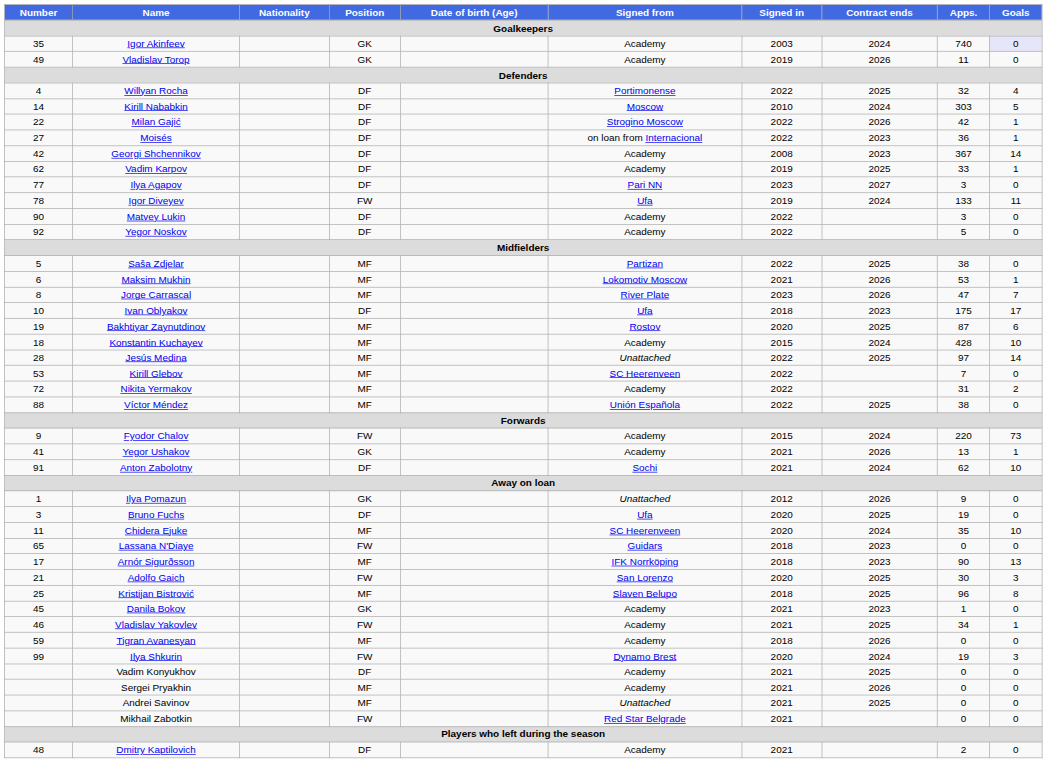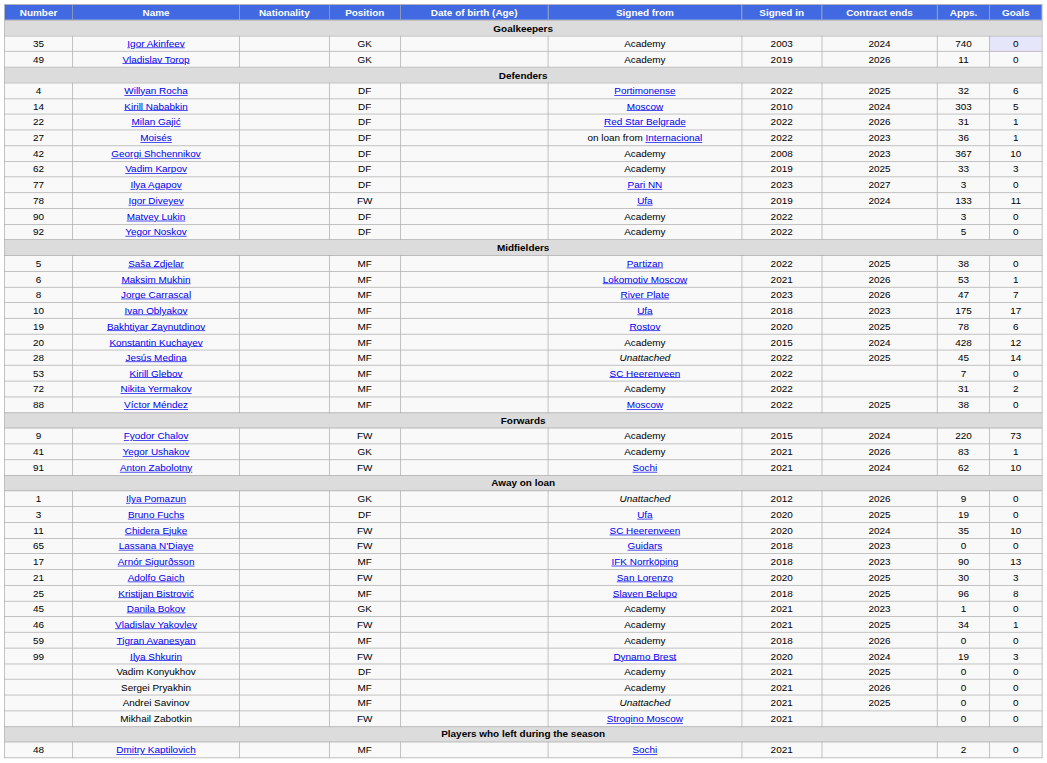(1016, 91) 4 -> (1016, 91) 6
(645, 122) Strogino Moscow -> (645, 122) Red Star Belgrade
(964, 122) 42 -> (964, 122) 31
(1016, 154) 14 -> (1016, 154) 10
(1016, 170) 1 -> (1016, 170) 3
(365, 311) DF -> (365, 311) MF
(964, 327) 87 -> (964, 327) 78
(39, 342) 18 -> (39, 342) 20
(1016, 342) 10 -> (1016, 342) 12
(964, 358) 97 -> (964, 358) 45
(645, 405) Unión Española -> (645, 405) Moscow
(964, 452) 13 -> (964, 452) 83
(365, 468) DF -> (365, 468) FW
(365, 531) MF -> (365, 531) FW
(645, 719) Red Star Belgrade -> (645, 719) Strogino Moscow
(365, 750) DF -> (365, 750) MF
(645, 750) Academy -> (645, 750) Sochi
